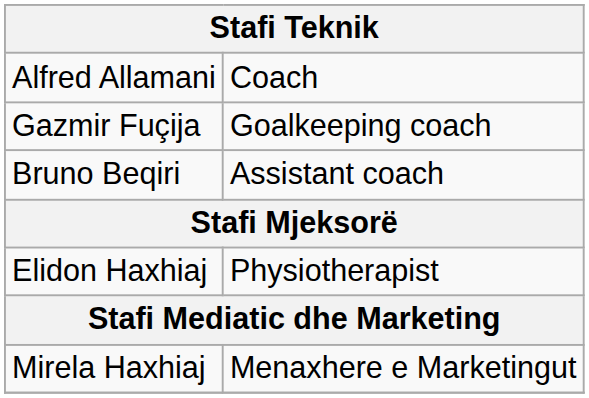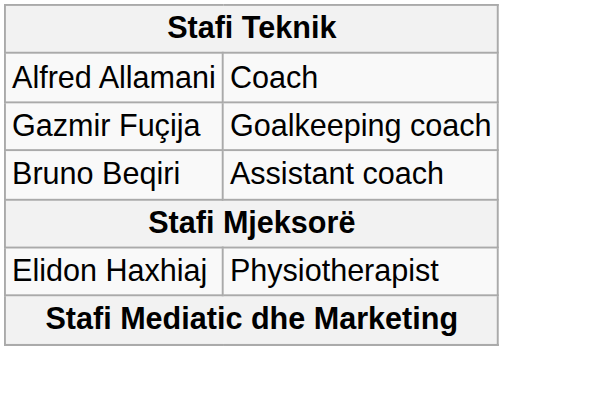- row: (109, 367)
